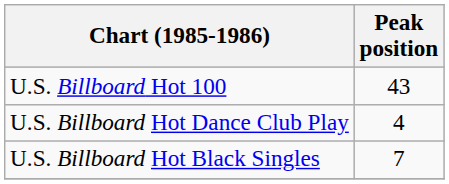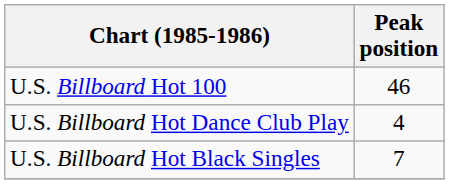(399, 85) 43 -> (399, 85) 46
